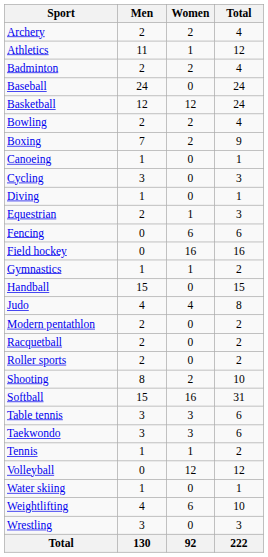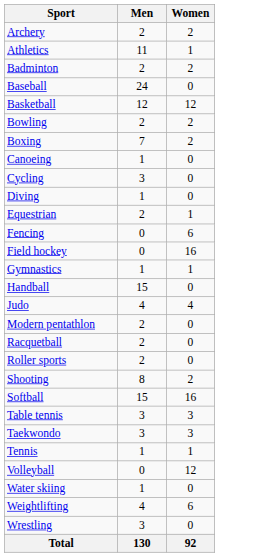- column: (239, 13)
